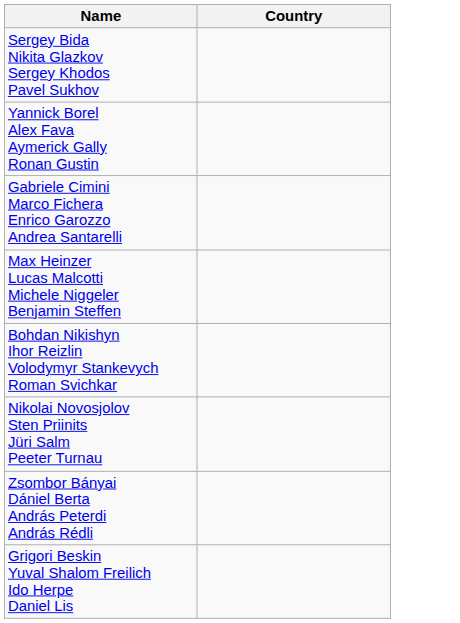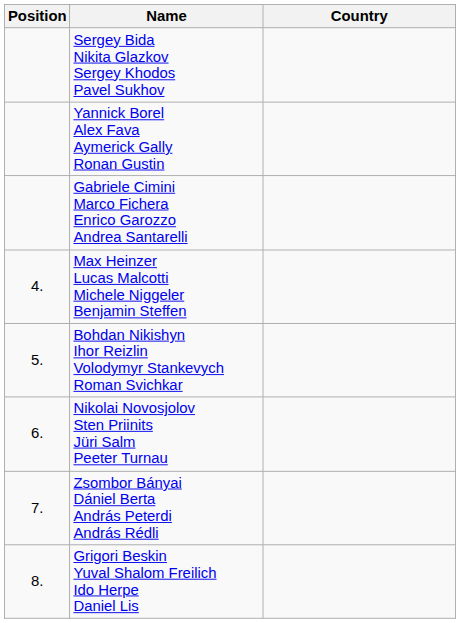+ column: (37, 16)
